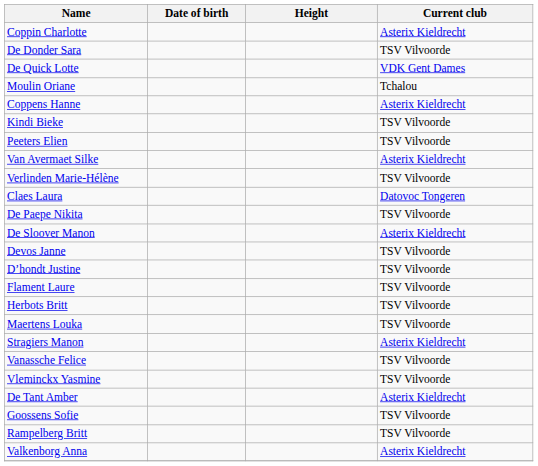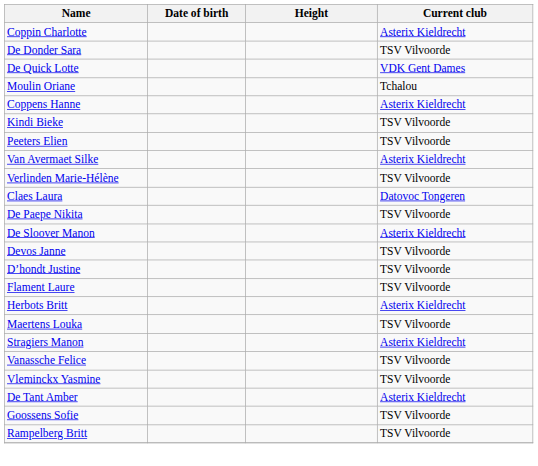(415, 305) TSV Vilvoorde -> (423, 305) Asterix Kieldrecht
- row: (47, 452)
